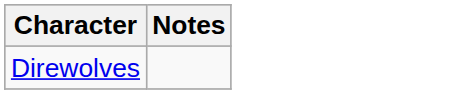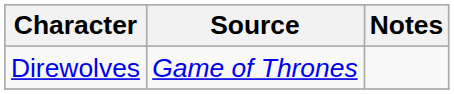+ column: (255, 25)
